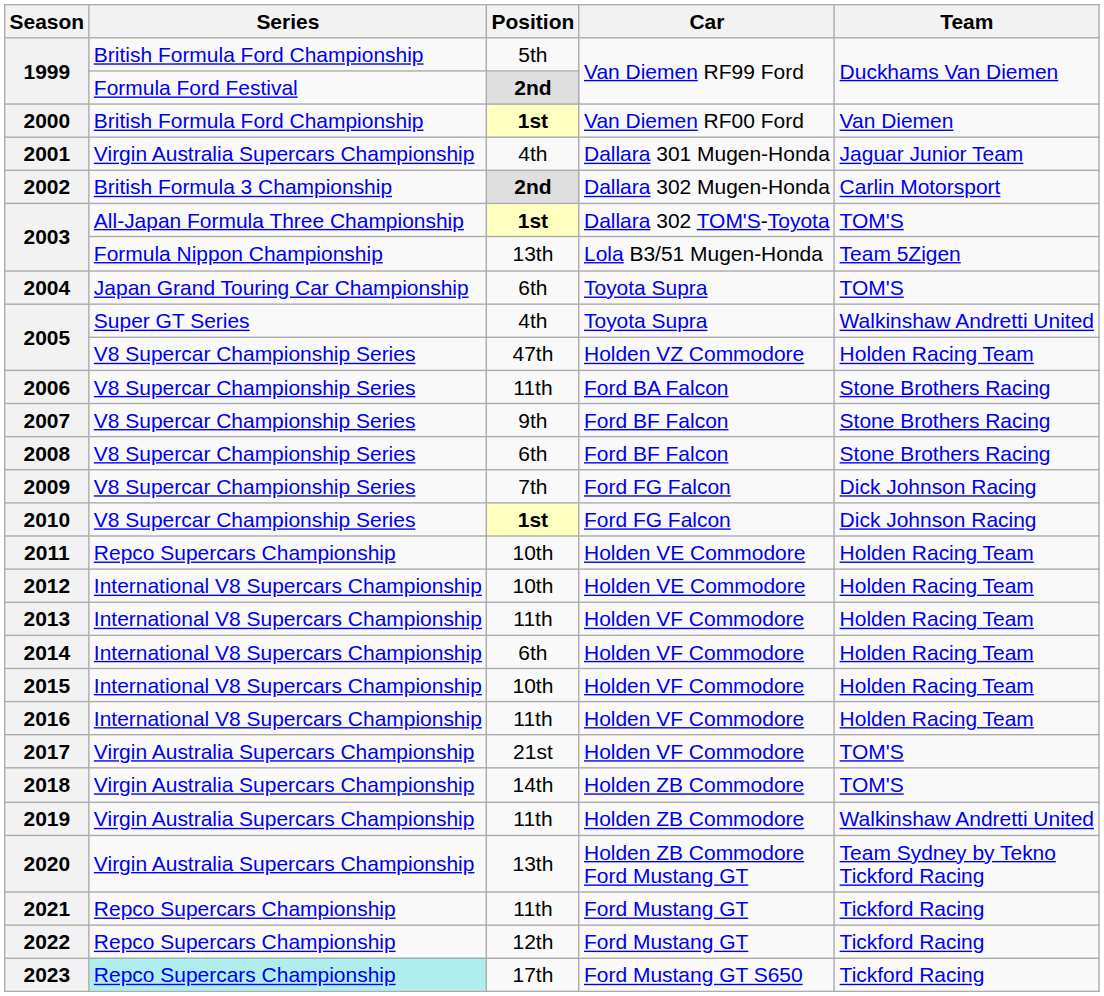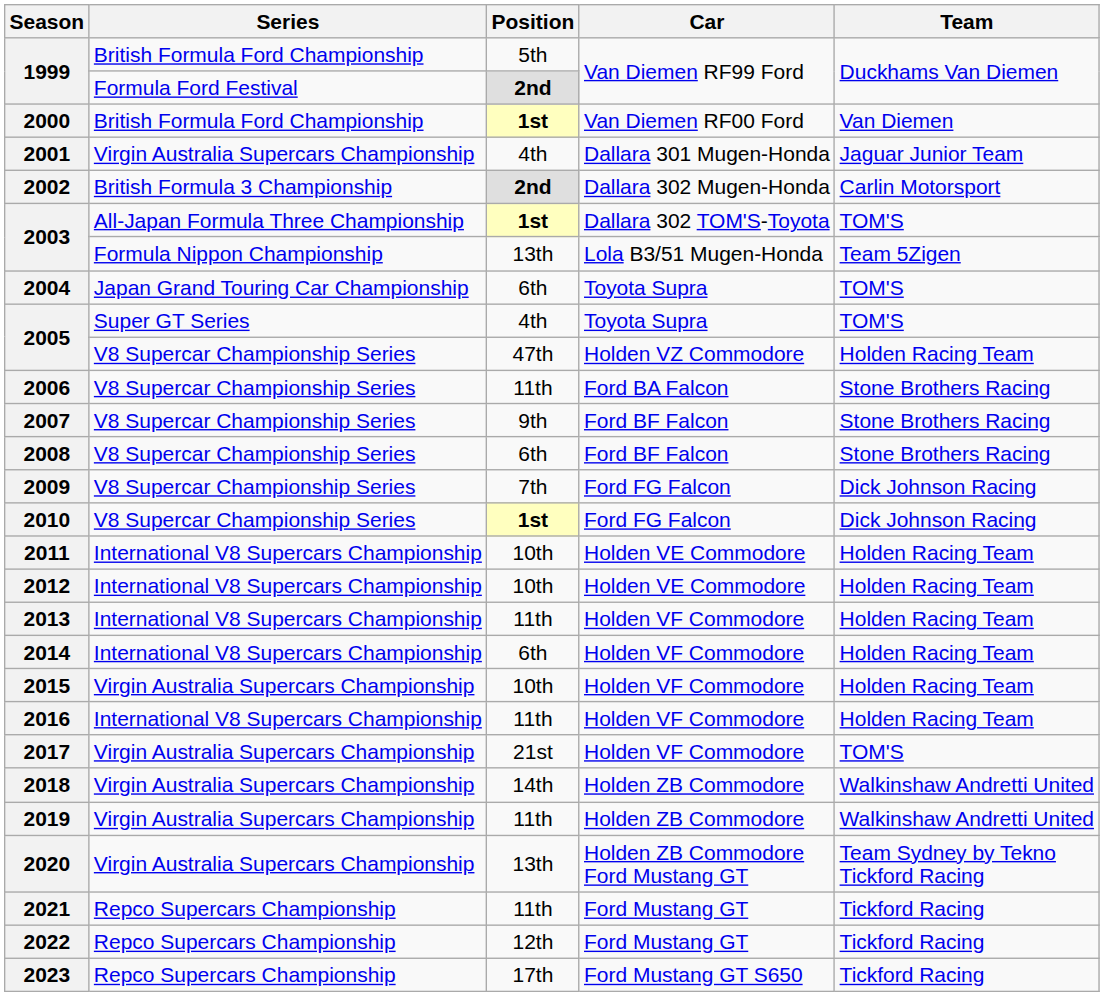(967, 320) Walkinshaw Andretti United -> (872, 320) TOM'S
(245, 553) Repco Supercars Championship -> (288, 553) International V8 Supercars Championship
(288, 686) International V8 Supercars Championship -> (284, 686) Virgin Australia Supercars Championship
(872, 785) TOM'S -> (967, 785) Walkinshaw Andretti United
(245, 975) paleturquoise background -> (245, 975) no background
